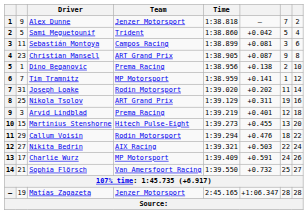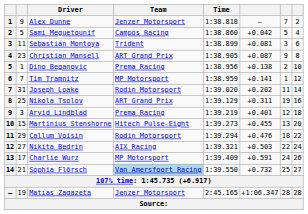(129, 33) Trident -> (142, 33) Campos Racing
(142, 44) Campos Racing -> (129, 44) Trident
(158, 170) no background -> (158, 170) lightblue background
